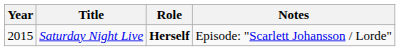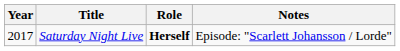(20, 35) 2015 -> (20, 35) 2017
